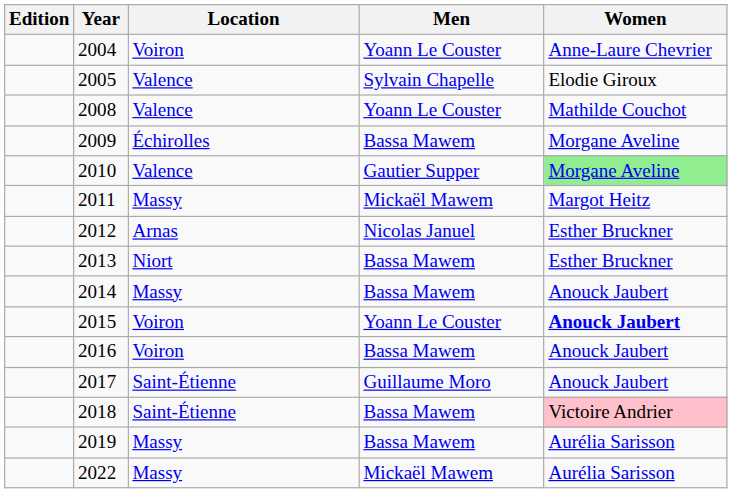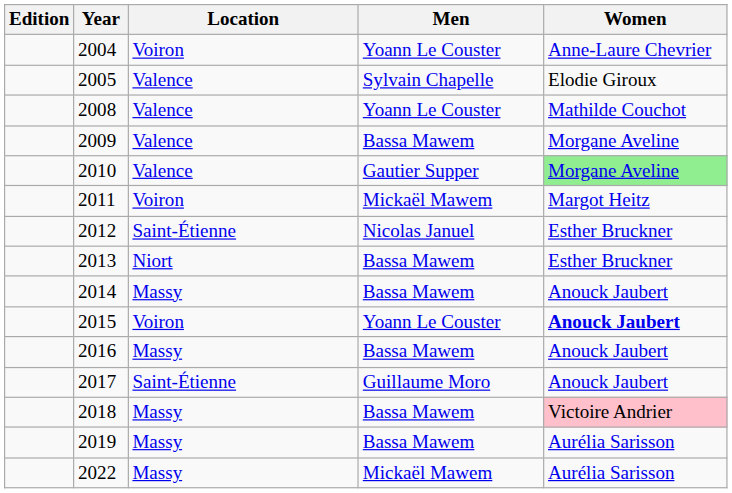(171, 140) Échirolles -> (163, 140) Valence
(157, 200) Massy -> (158, 200) Voiron
(155, 230) Arnas -> (184, 230) Saint-Étienne
(158, 351) Voiron -> (157, 351) Massy
(184, 412) Saint-Étienne -> (157, 412) Massy
